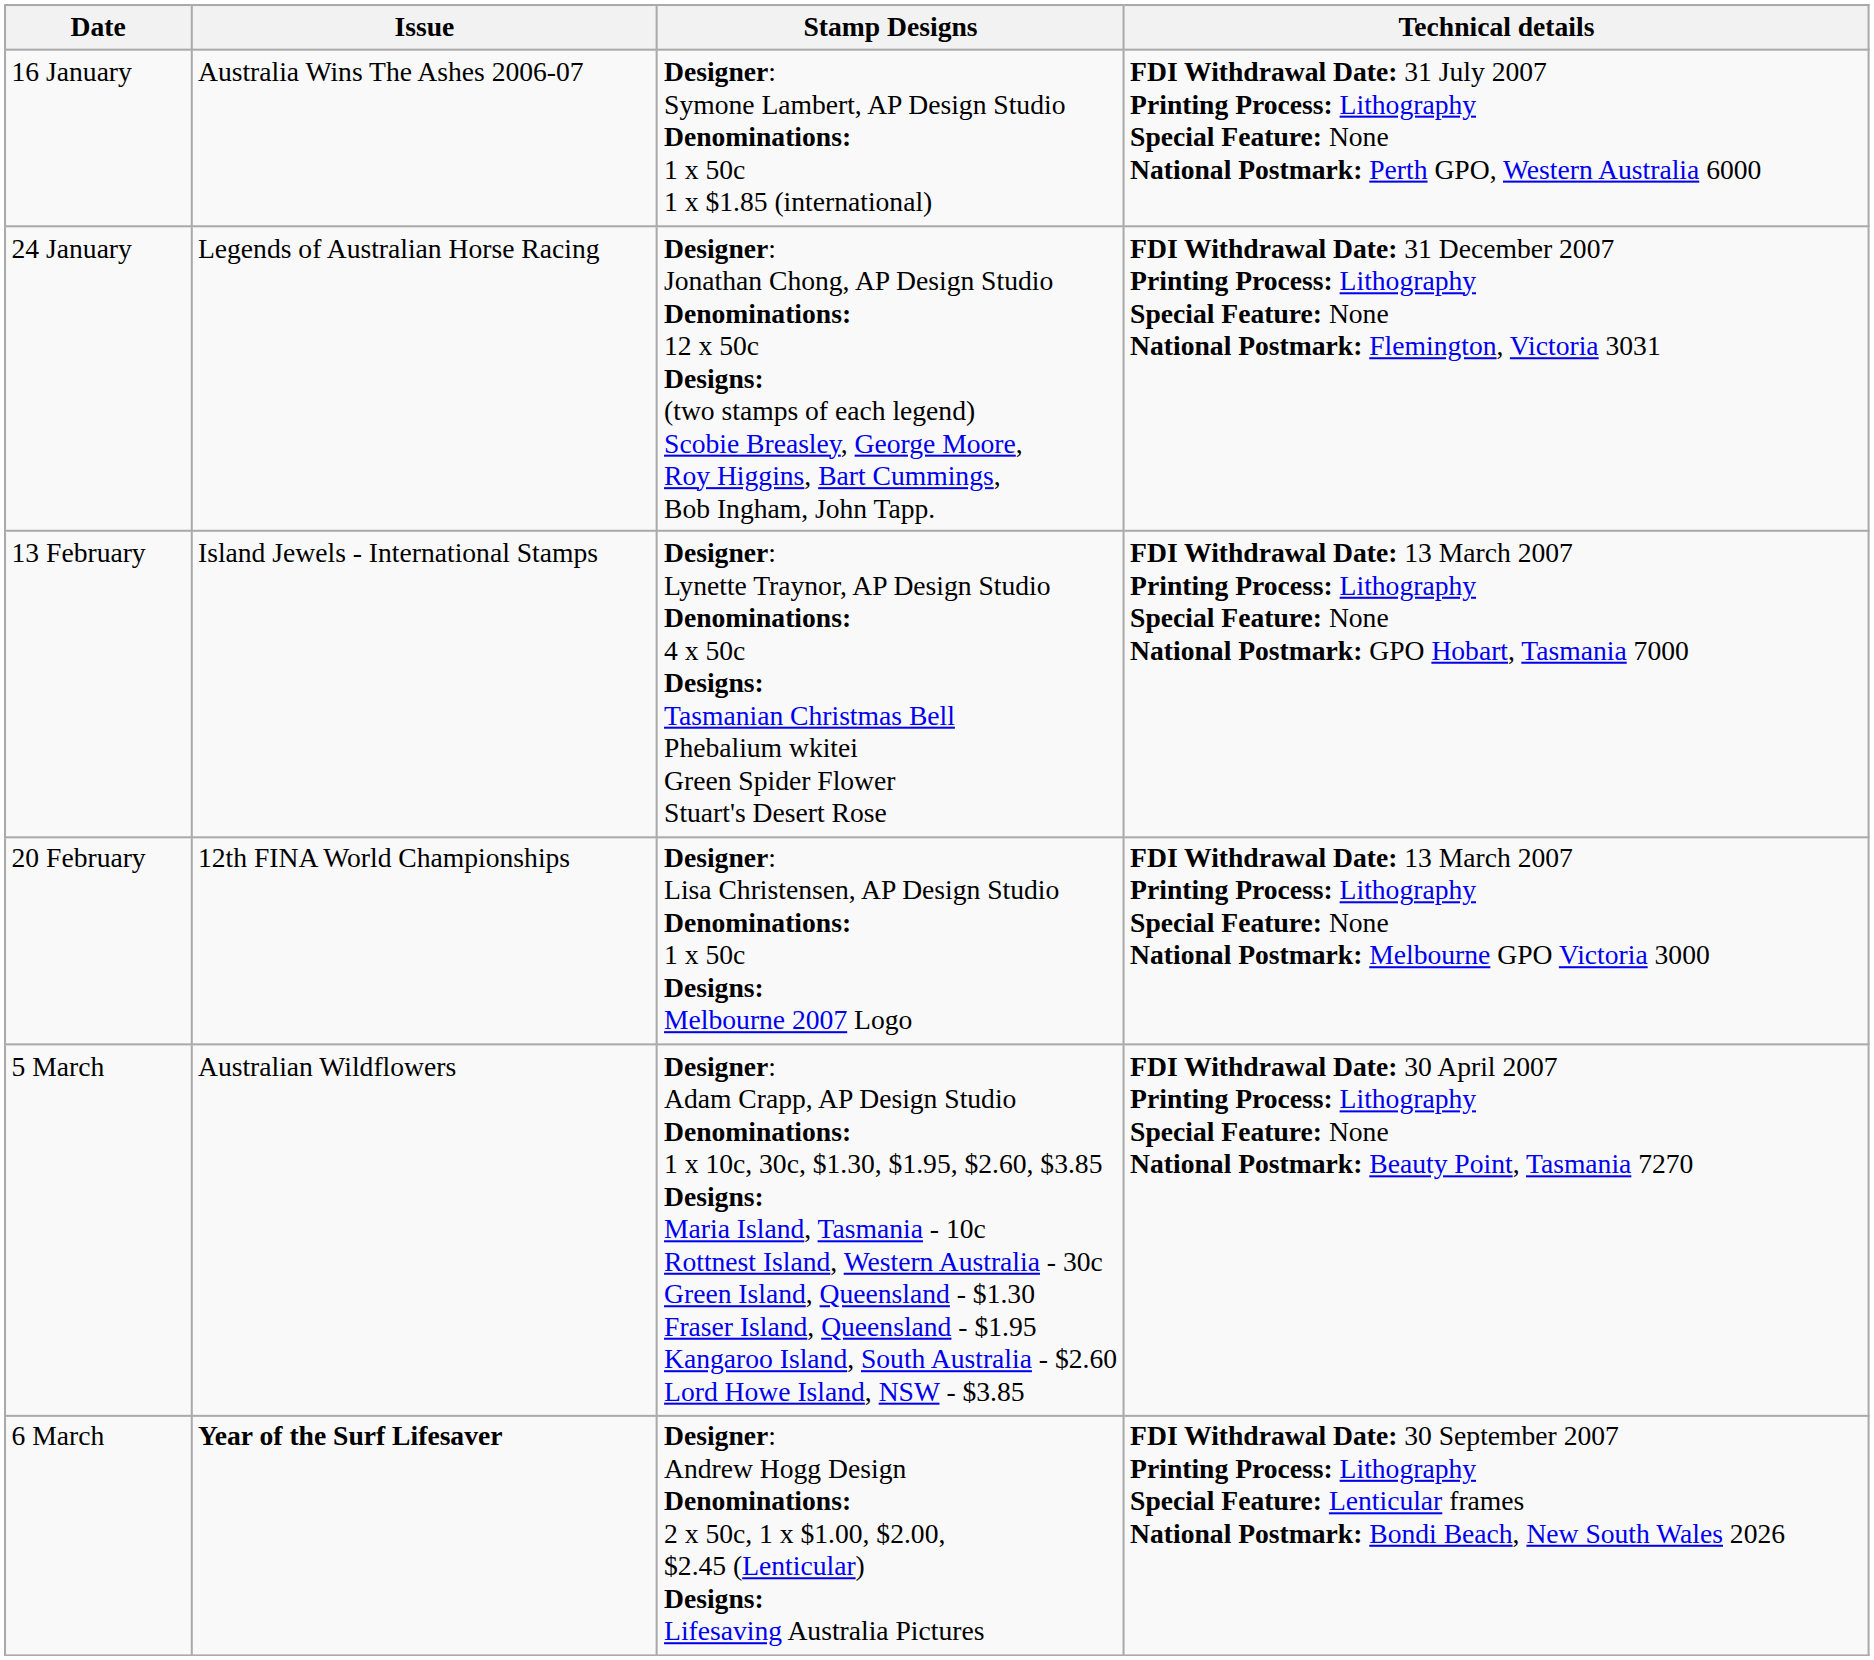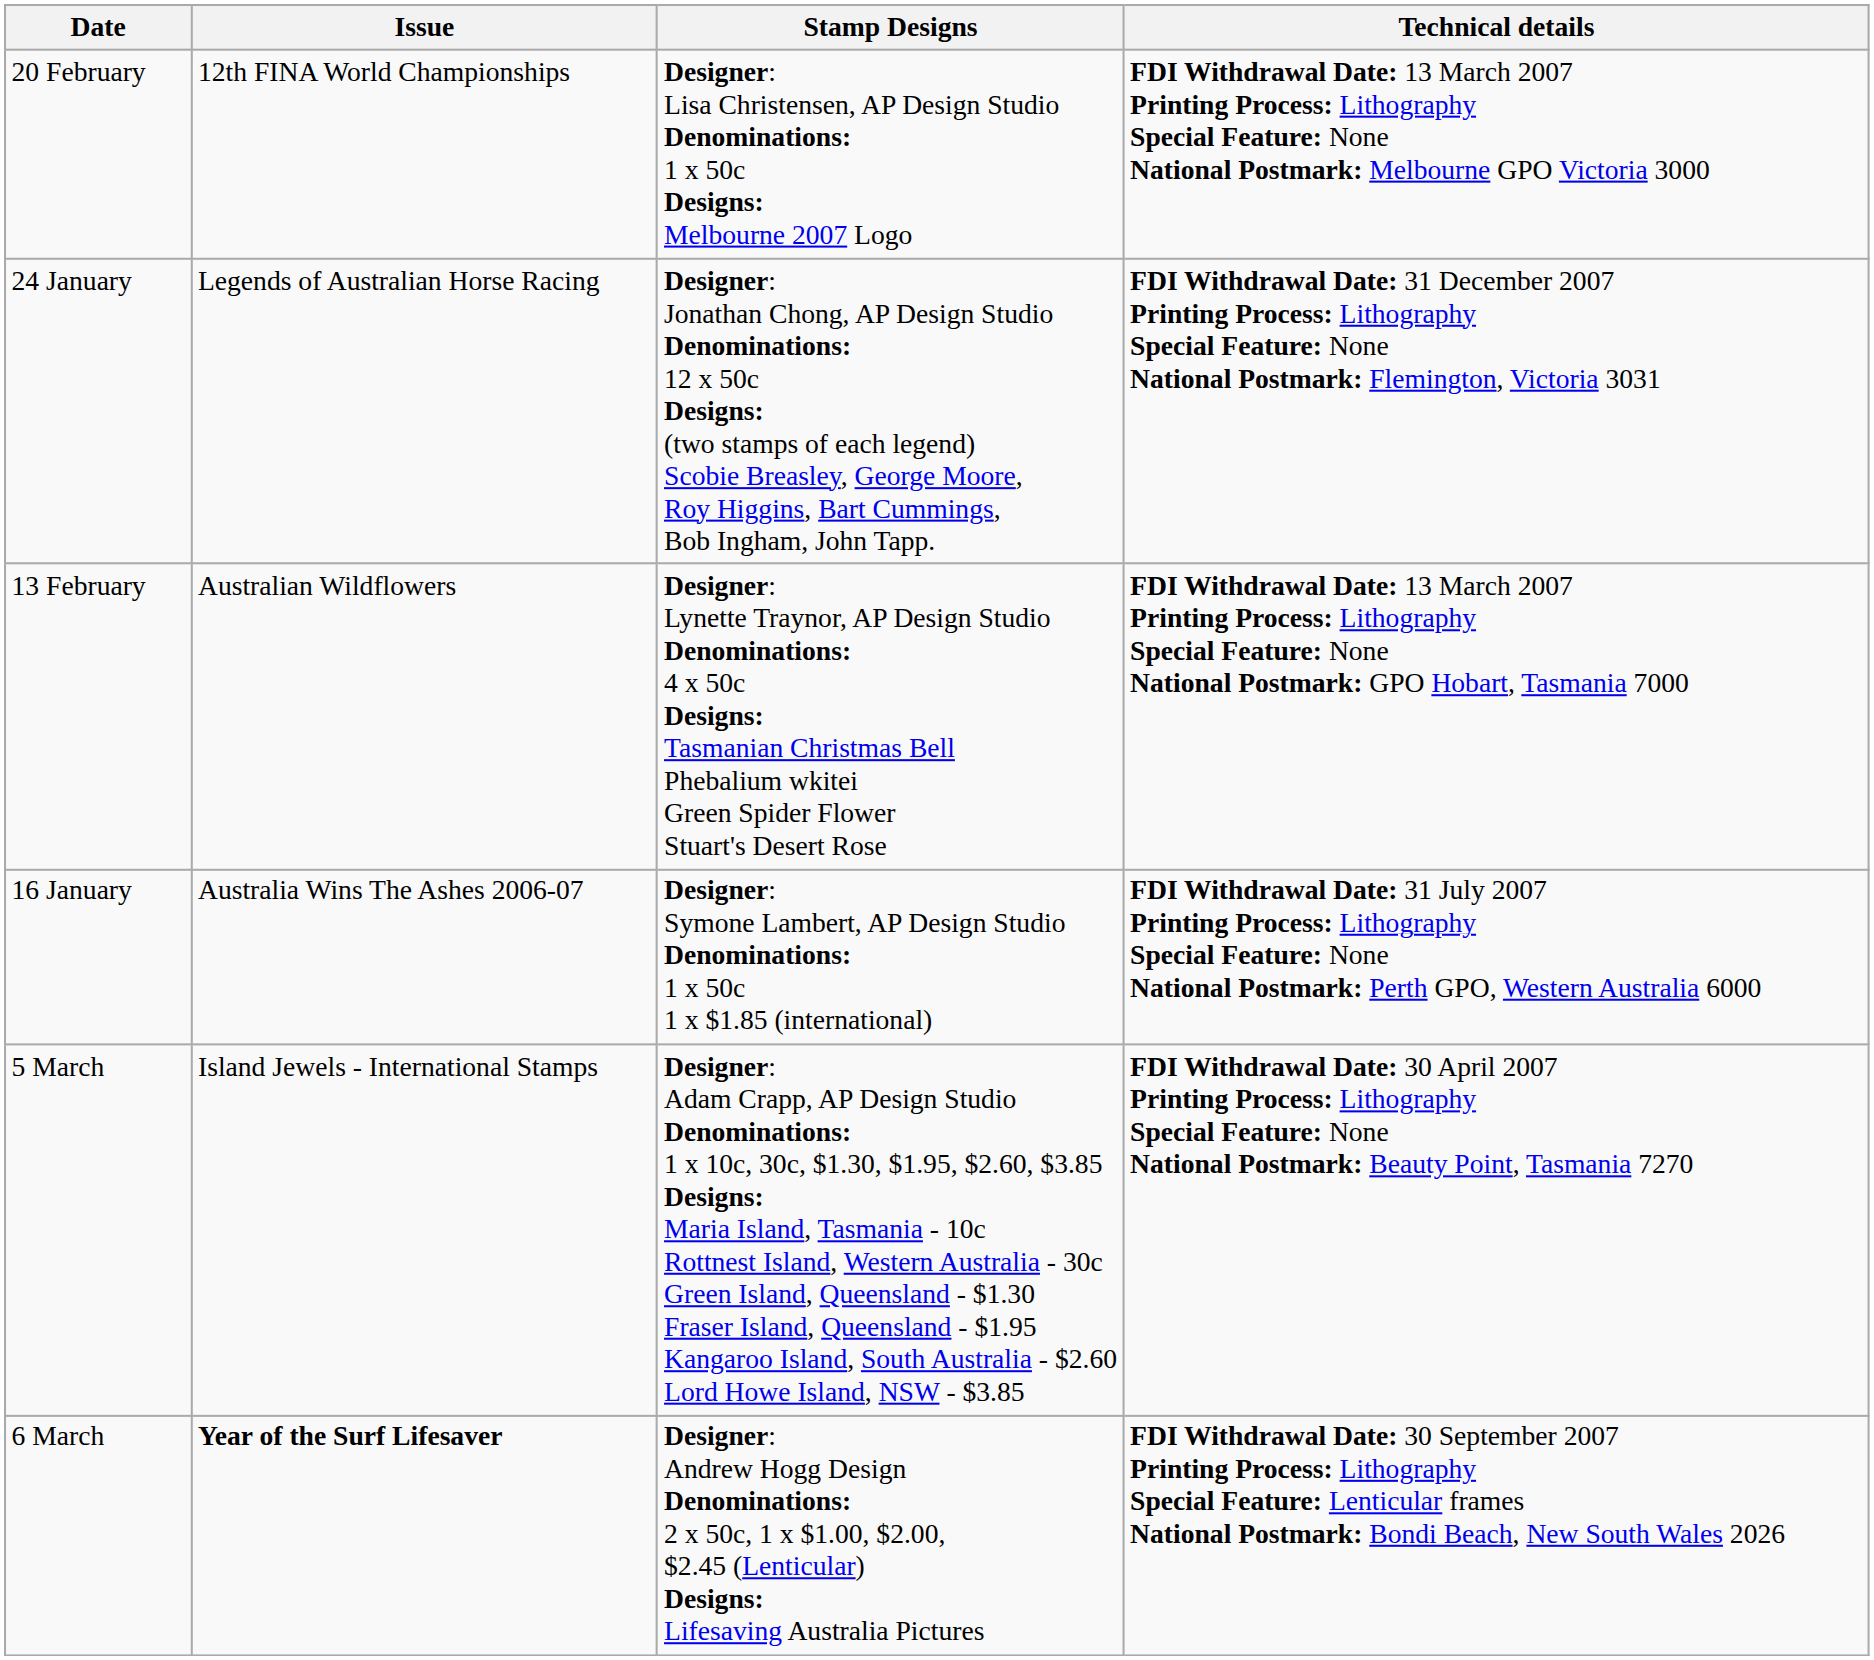rows swapped: (72, 72) <-> (79, 858)
(398, 553) Island Jewels - International Stamps -> (327, 585) Australian Wildflowers
(327, 1066) Australian Wildflowers -> (398, 1066) Island Jewels - International Stamps
